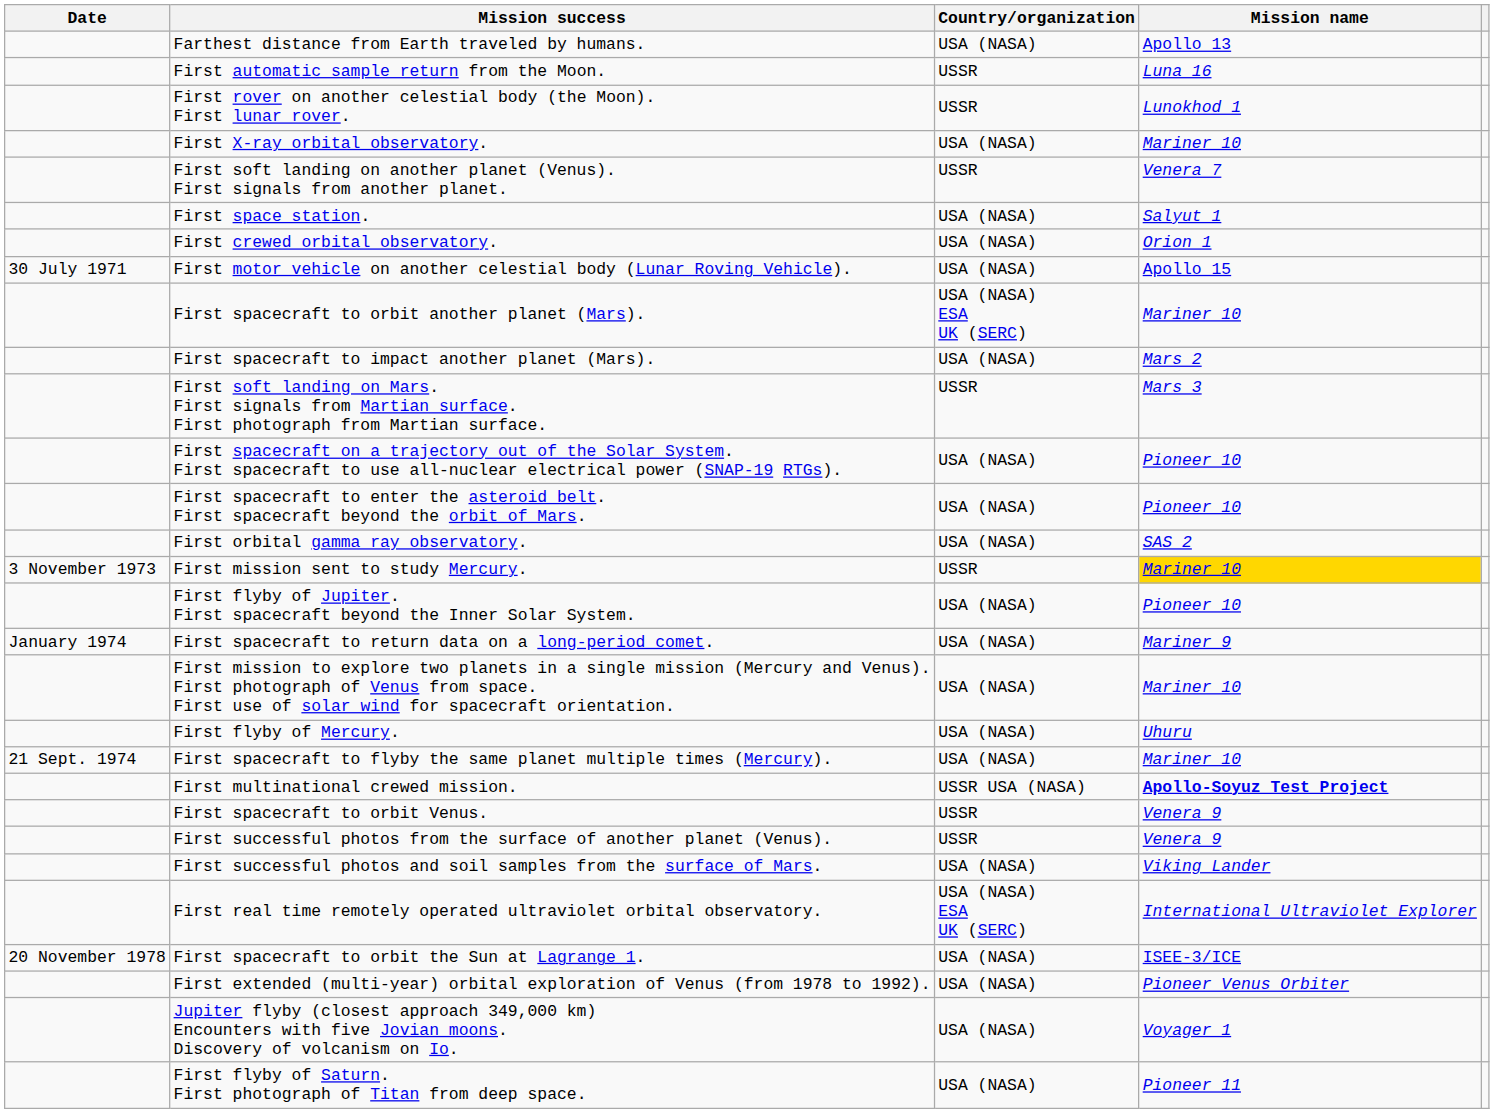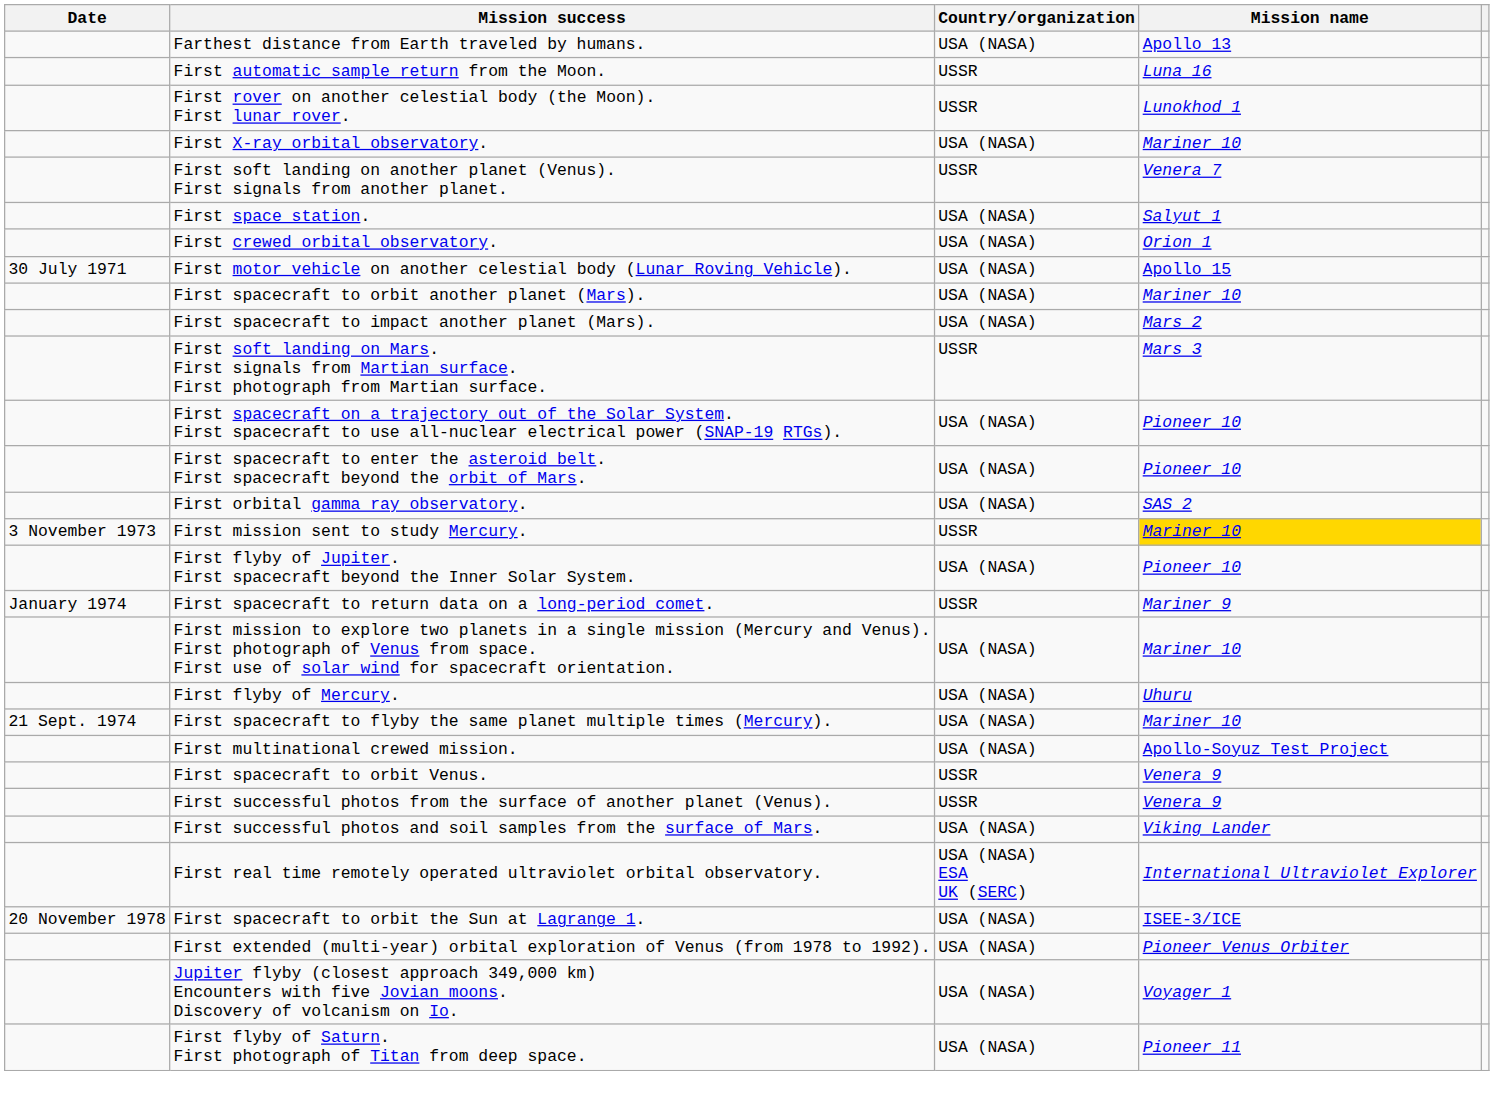(987, 315) USA (NASA) ESA UK (SERC) -> (987, 296) USA (NASA)
(987, 642) USA (NASA) -> (958, 604) USSR
(1012, 786) USSR USA (NASA) -> (987, 749) USA (NASA)
(1266, 786) bold -> (1266, 749) normal
